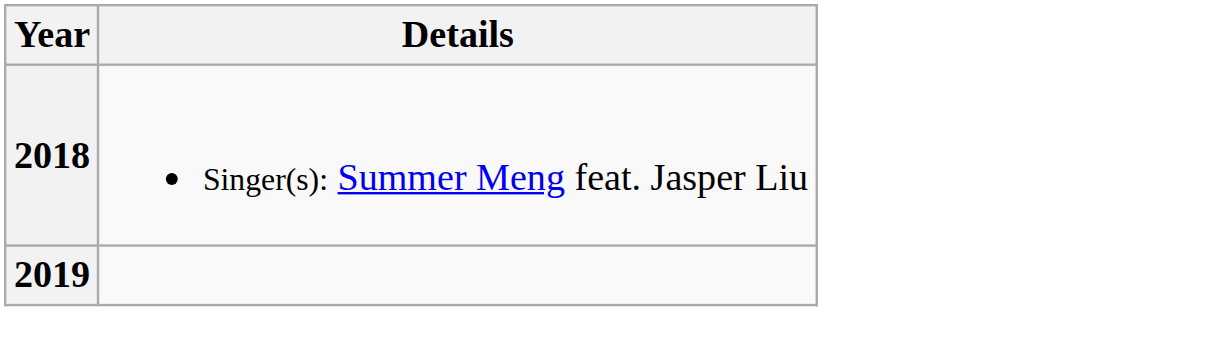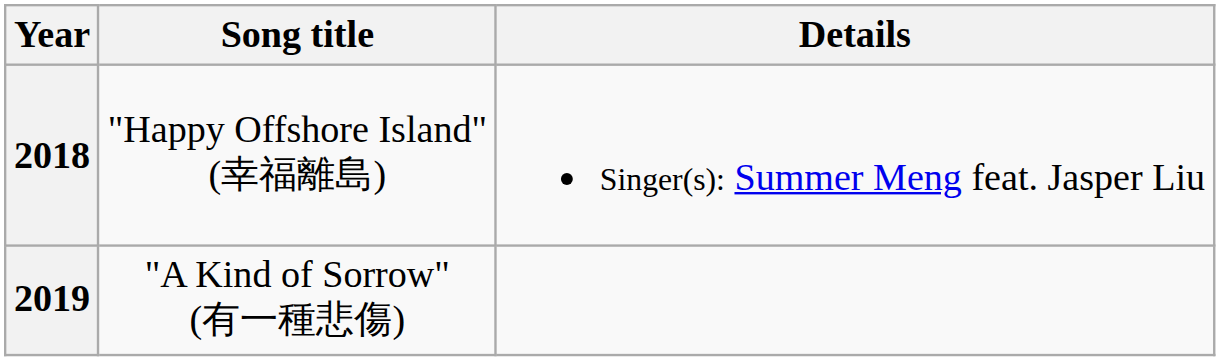+ column: (297, 34)
